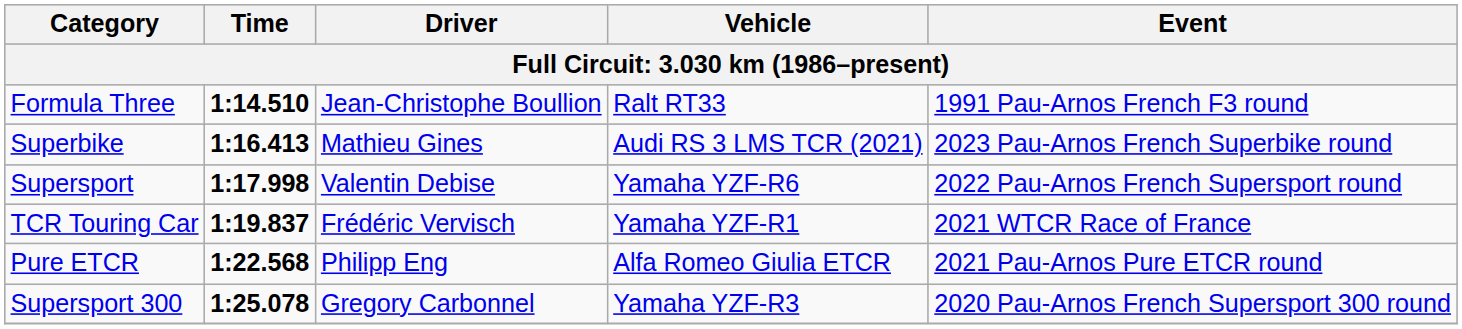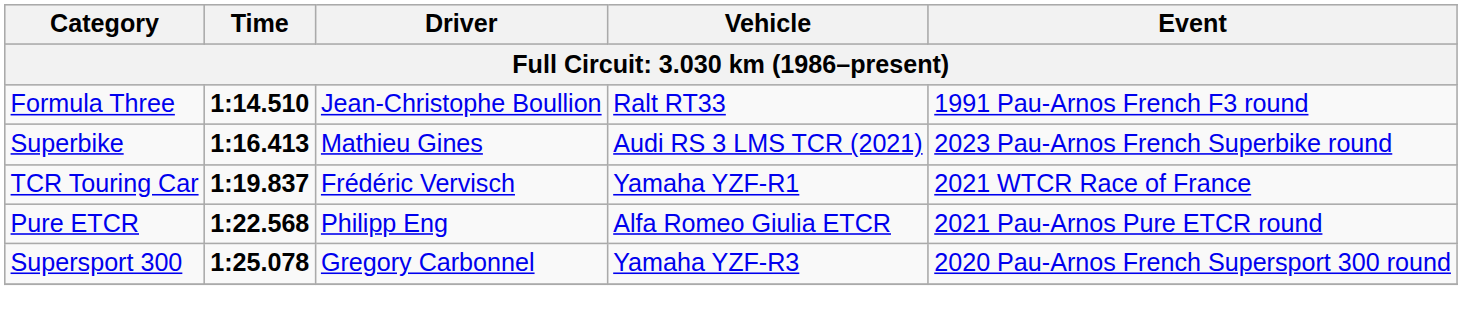- row: (72, 183)
